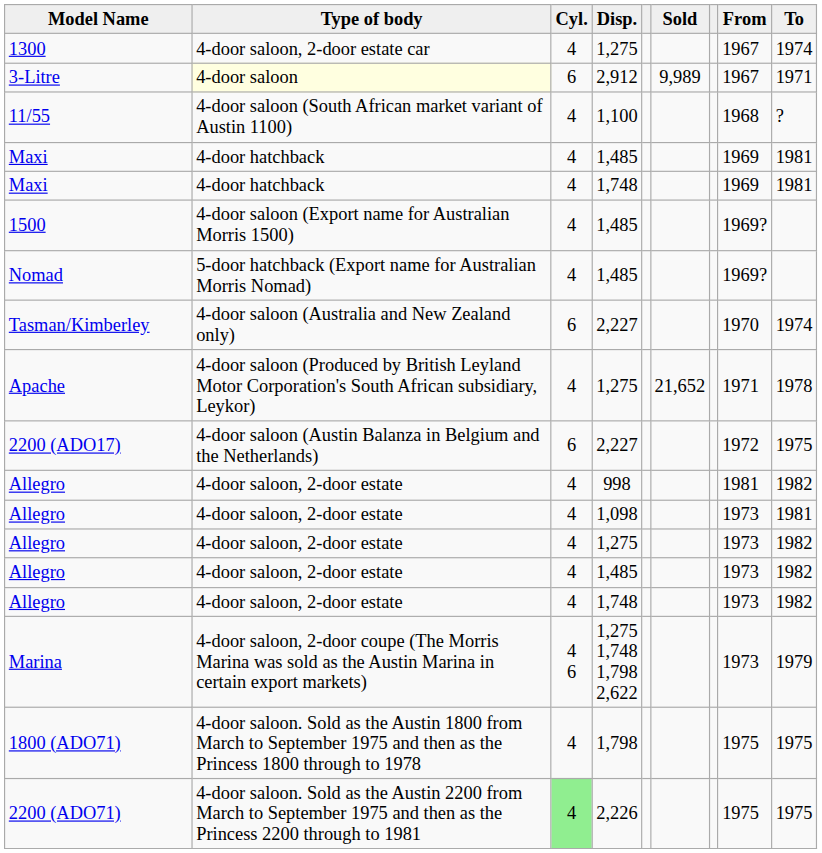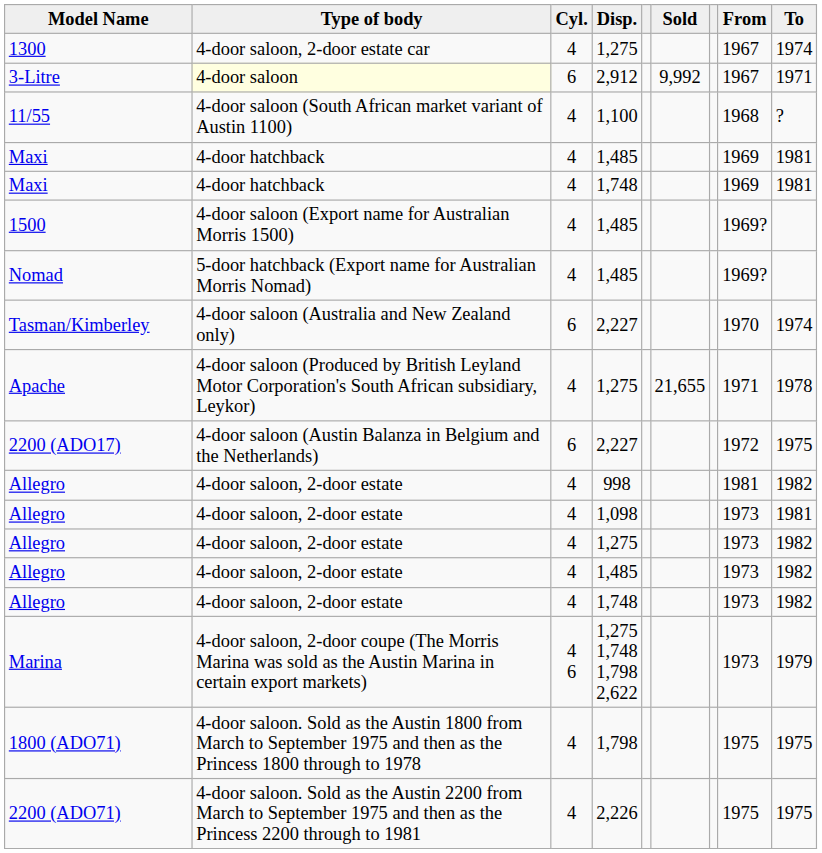(680, 77) 9,989 -> (680, 77) 9,992
(680, 385) 21,652 -> (680, 385) 21,655
(572, 813) lightgreen background -> (572, 813) no background
